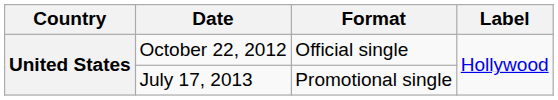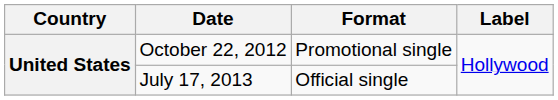(352, 49) Official single -> (374, 49) Promotional single
(374, 79) Promotional single -> (352, 79) Official single
